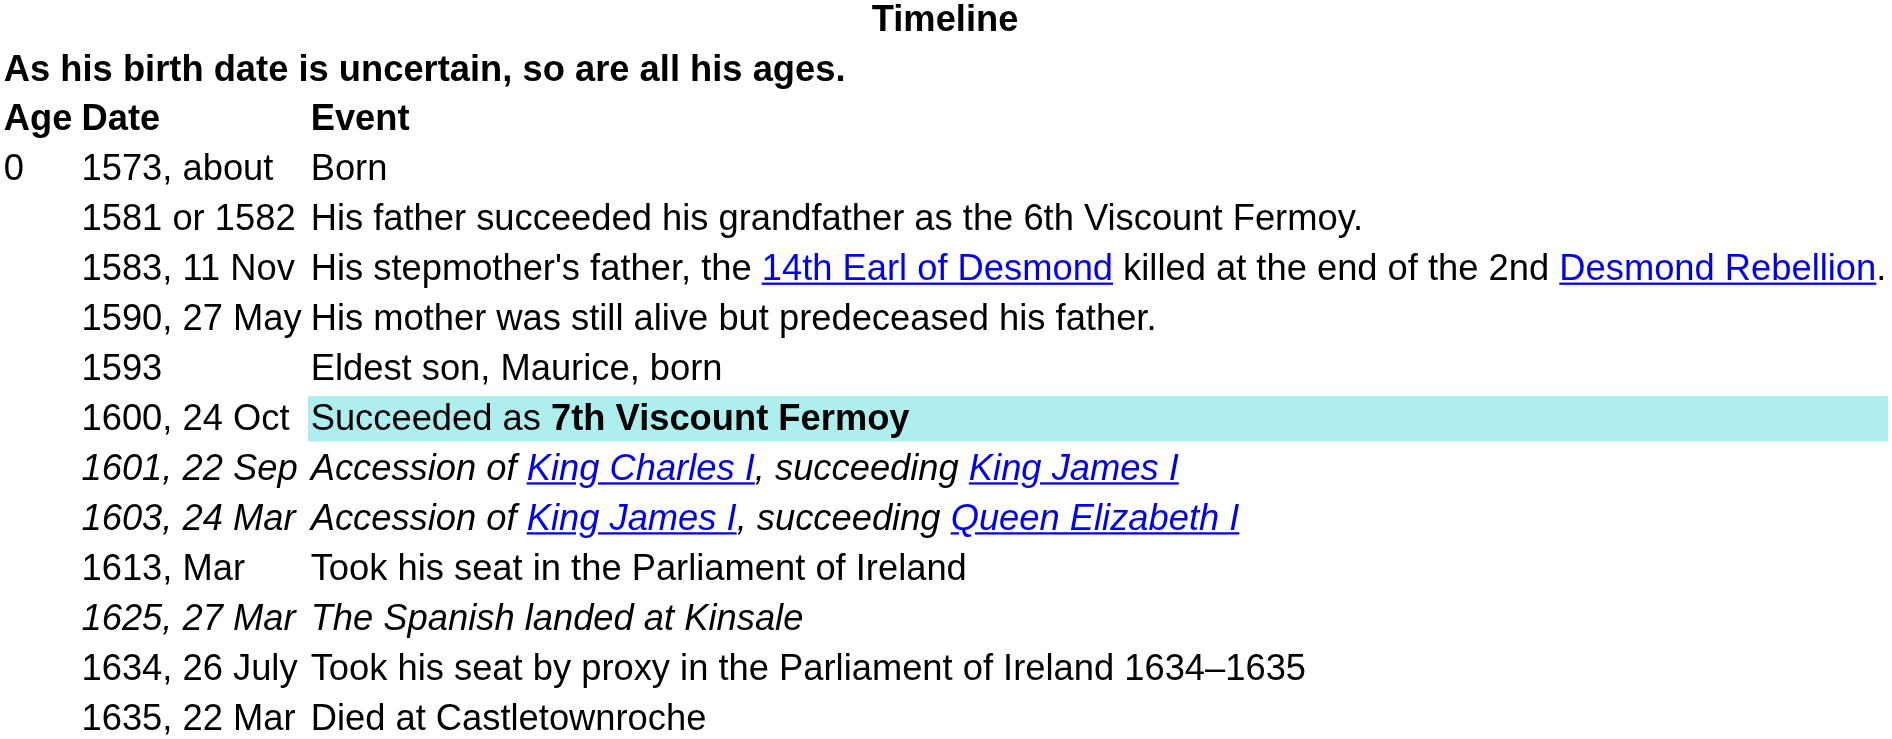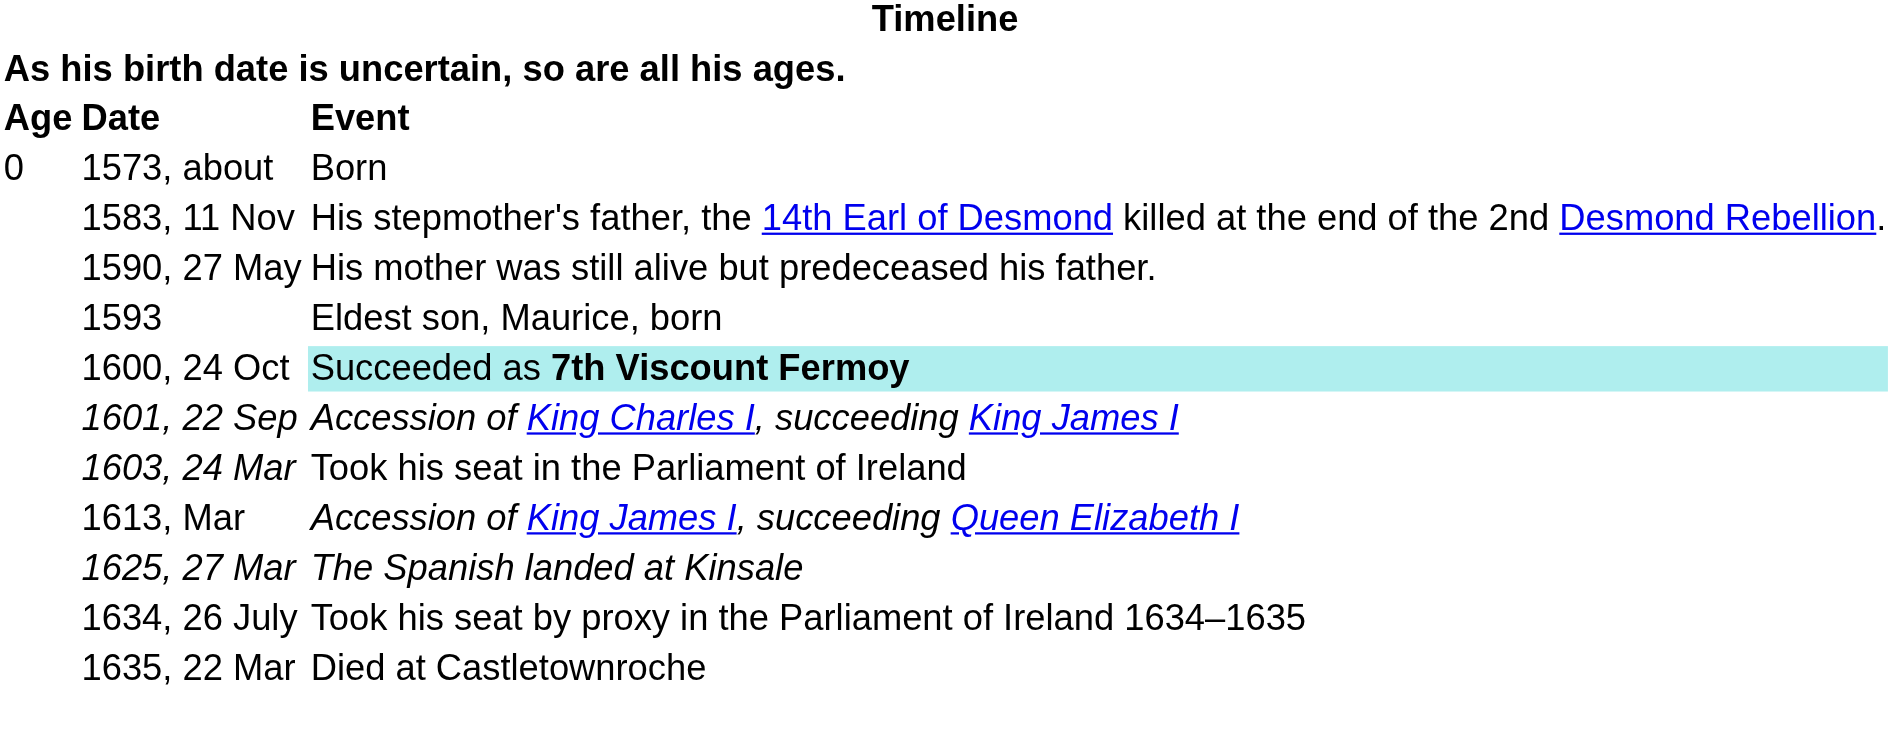- row: (189, 218)
(775, 518) Accession of King James I, succeeding Queen Elizabeth I -> (639, 468) Took his seat in the Parliament of Ireland
(639, 567) Took his seat in the Parliament of Ireland -> (775, 518) Accession of King James I, succeeding Queen Elizabeth I
